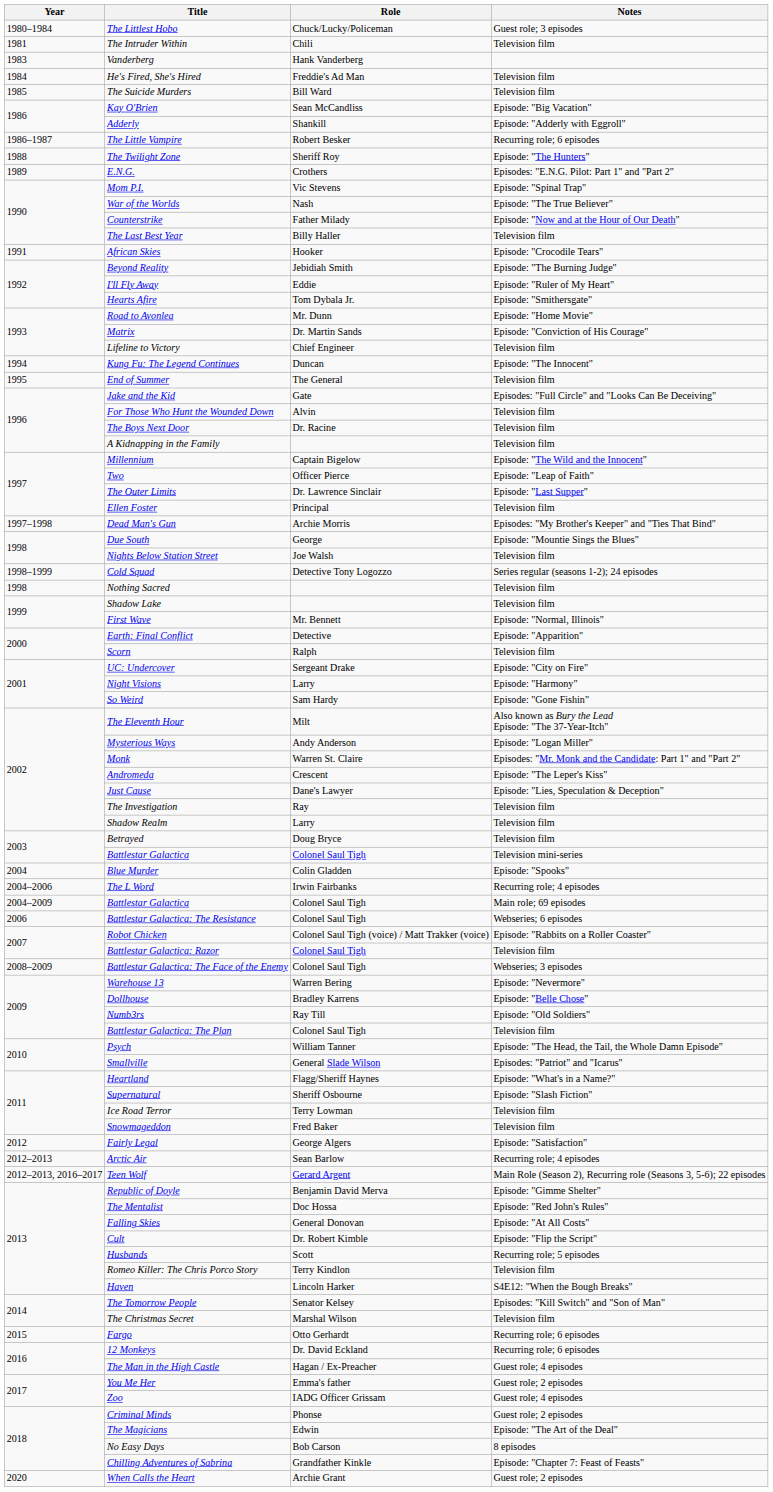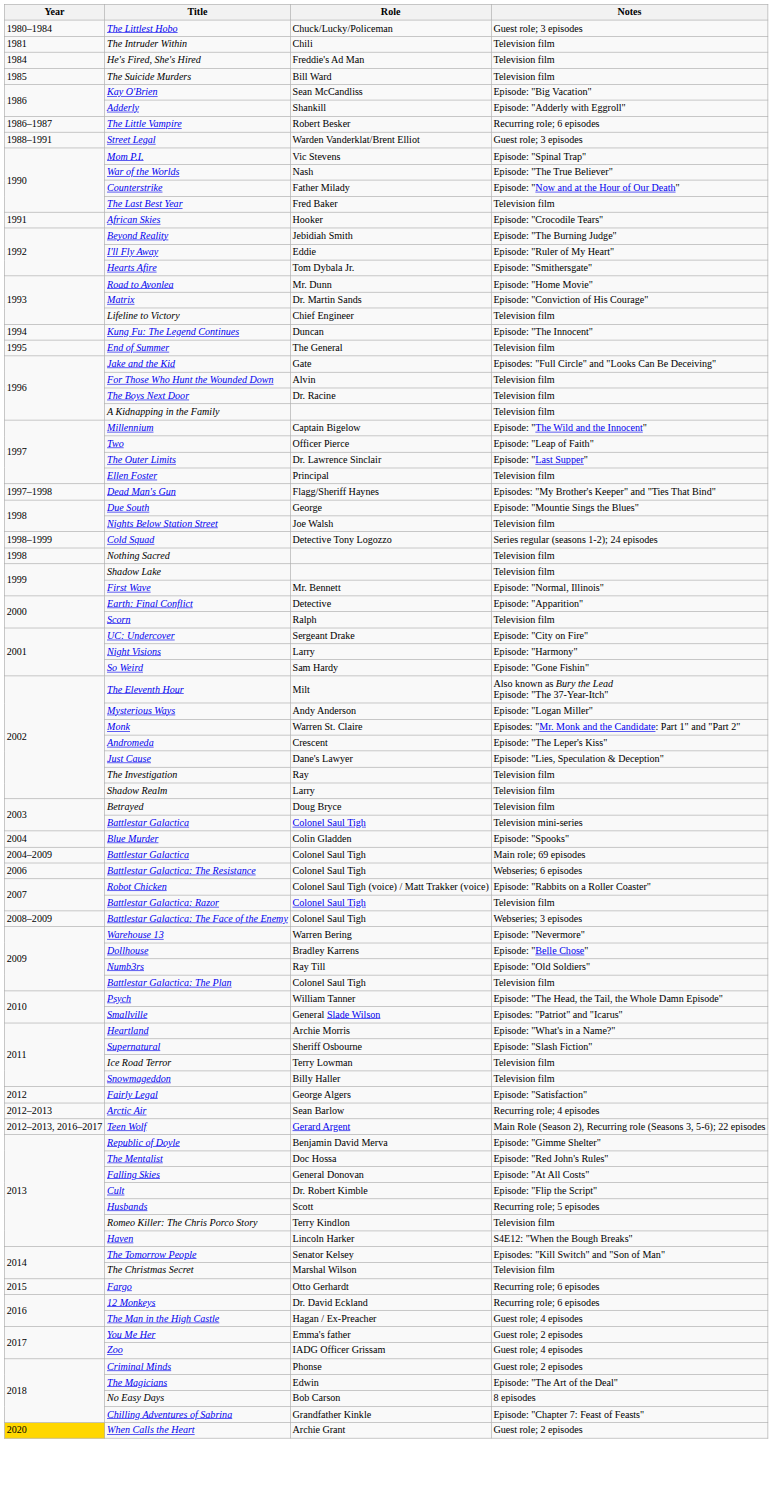- row: (130, 60)
- row: (144, 156)
+ row: (131, 140)
- row: (121, 172)
(316, 236) Billy Haller -> (315, 204) Fred Baker
(321, 524) Archie Morris -> (336, 492) Flagg/Sheriff Haynes
- row: (130, 887)
(336, 1078) Flagg/Sheriff Haynes -> (321, 1030) Archie Morris
(315, 1126) Fred Baker -> (316, 1078) Billy Haller
(17, 1478) no background -> (17, 1430) gold background
